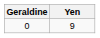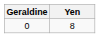(72, 26) 9 -> (72, 26) 8
